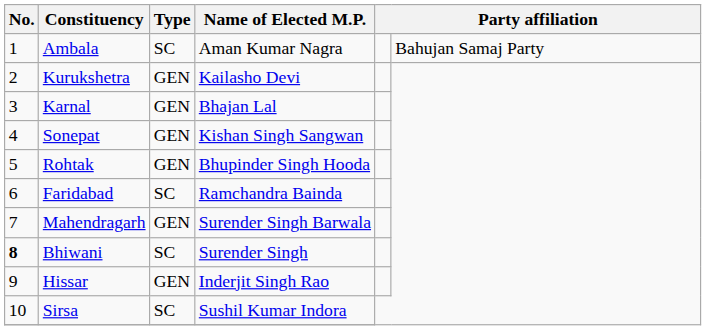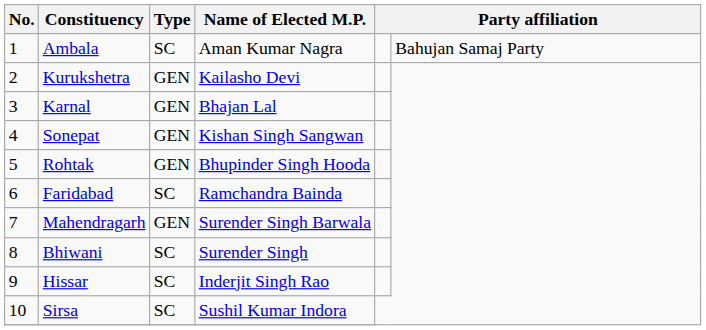(13, 251) bold -> (13, 251) normal
(172, 280) GEN -> (165, 280) SC
